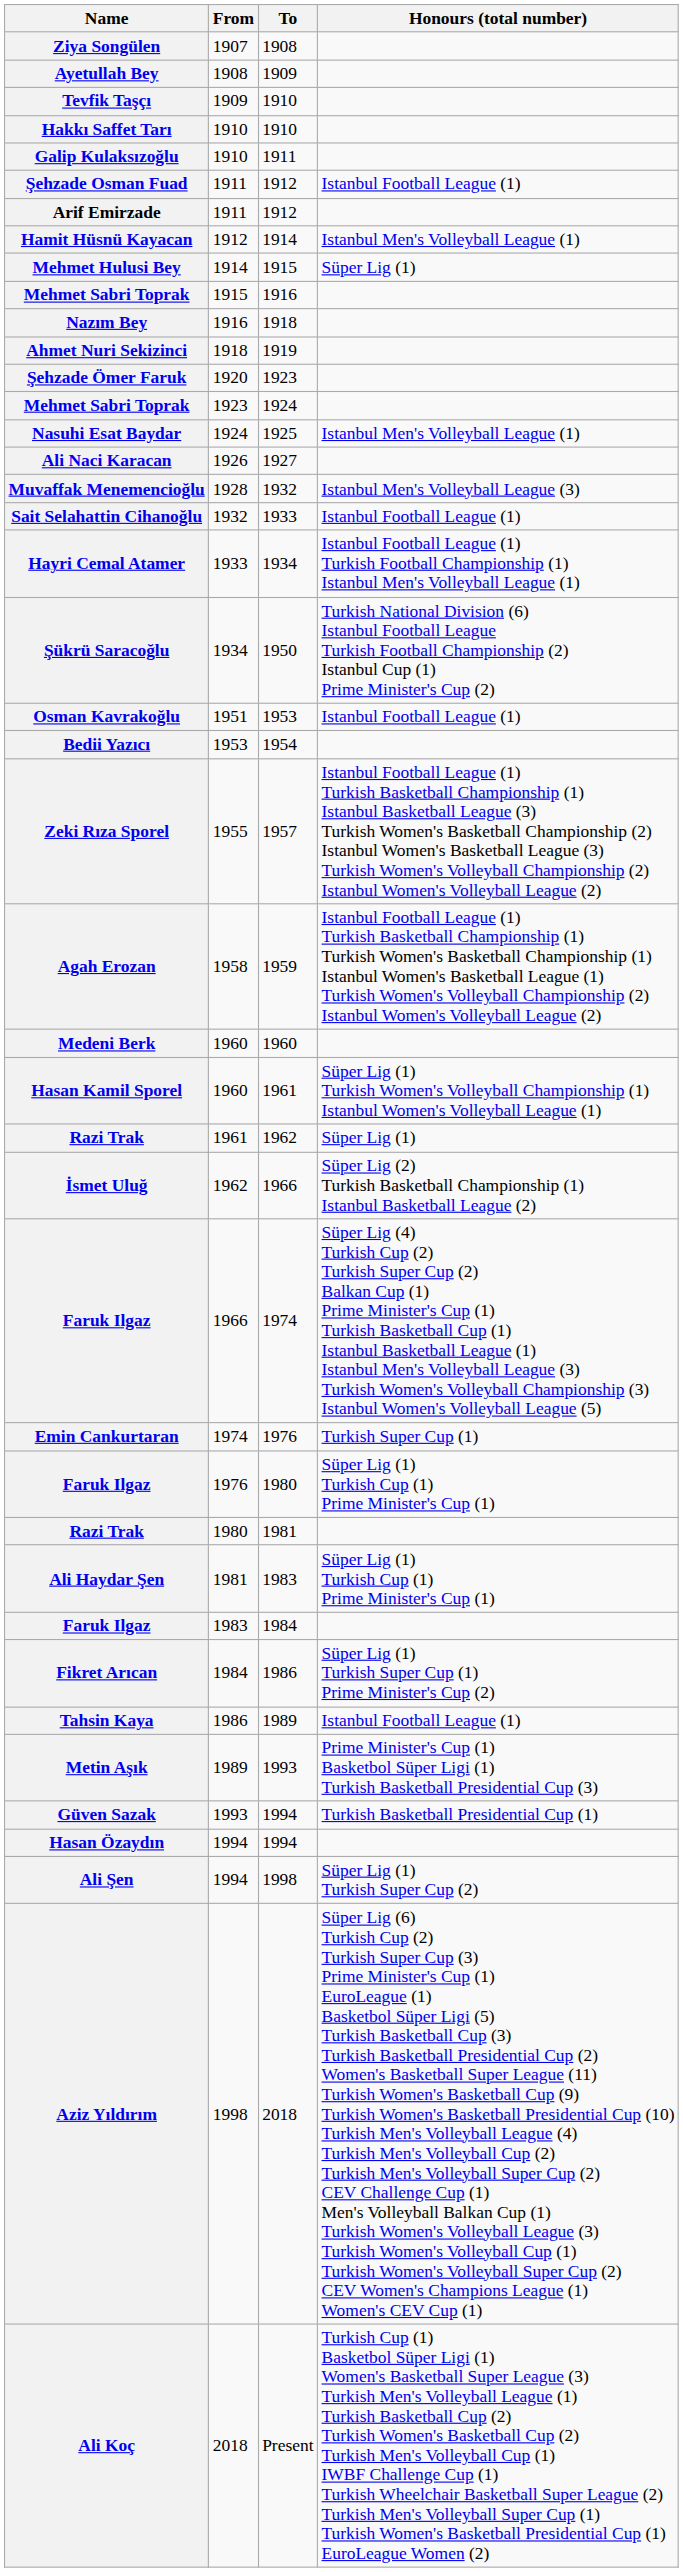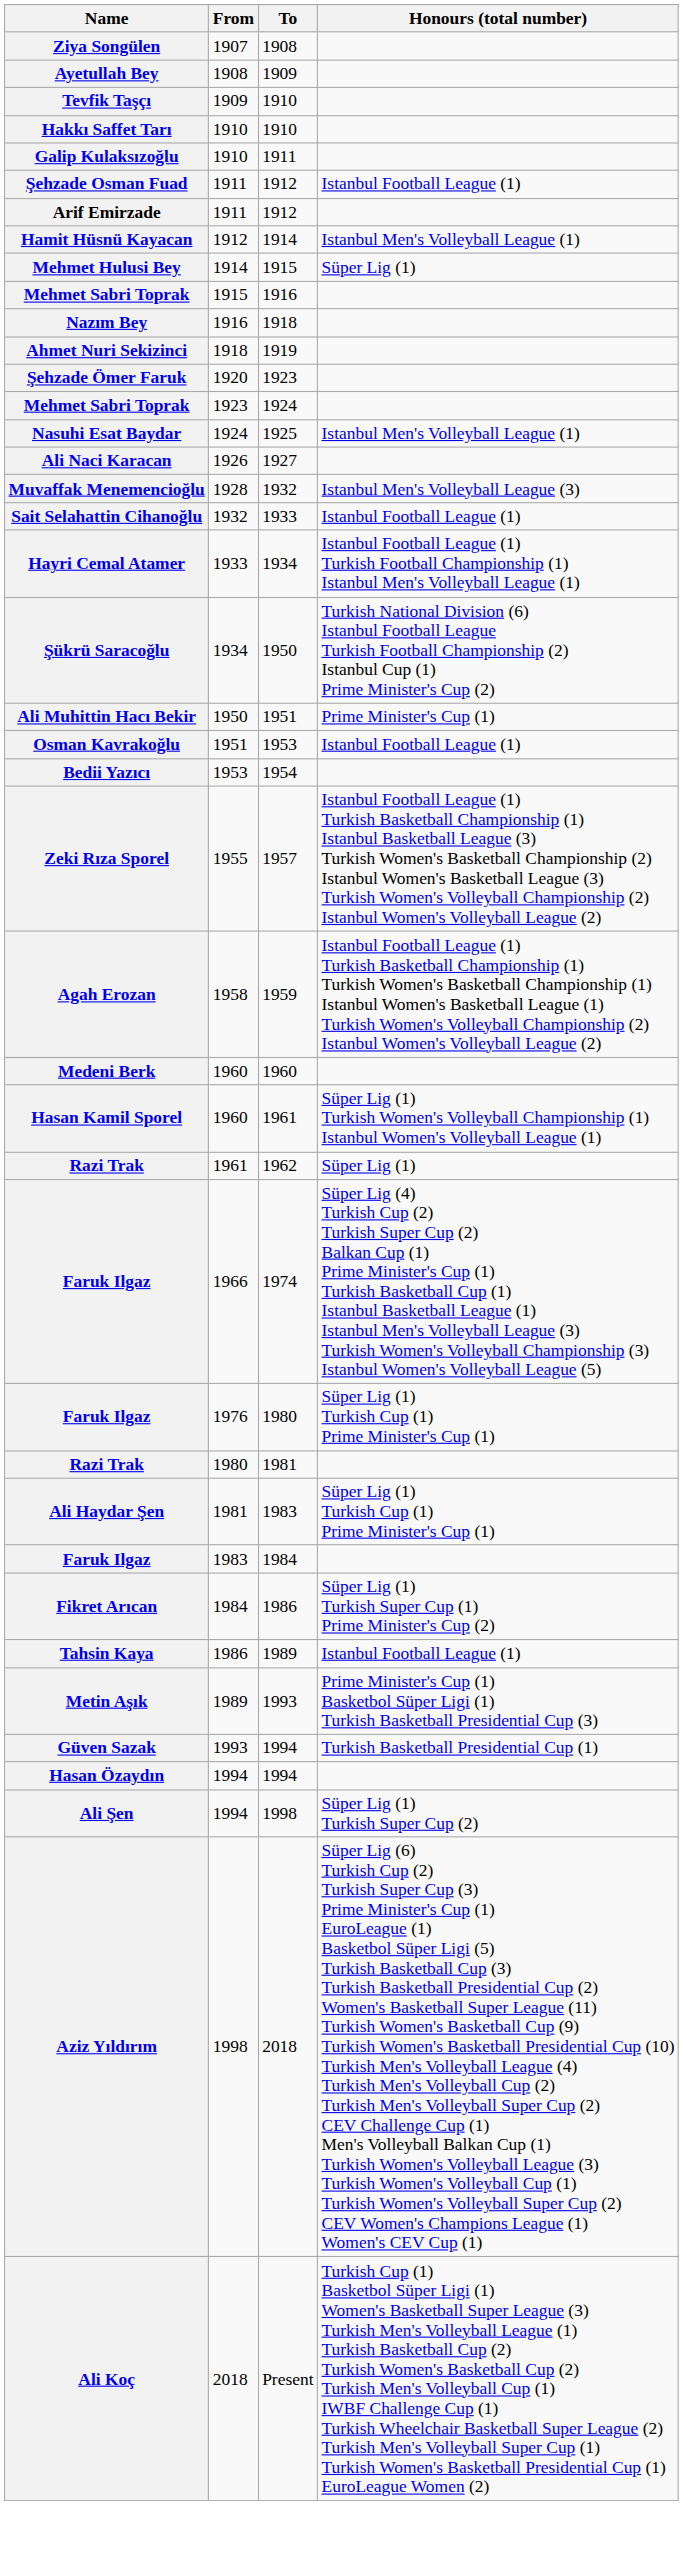+ row: (107, 716)
- row: (107, 1185)
- row: (107, 1436)
